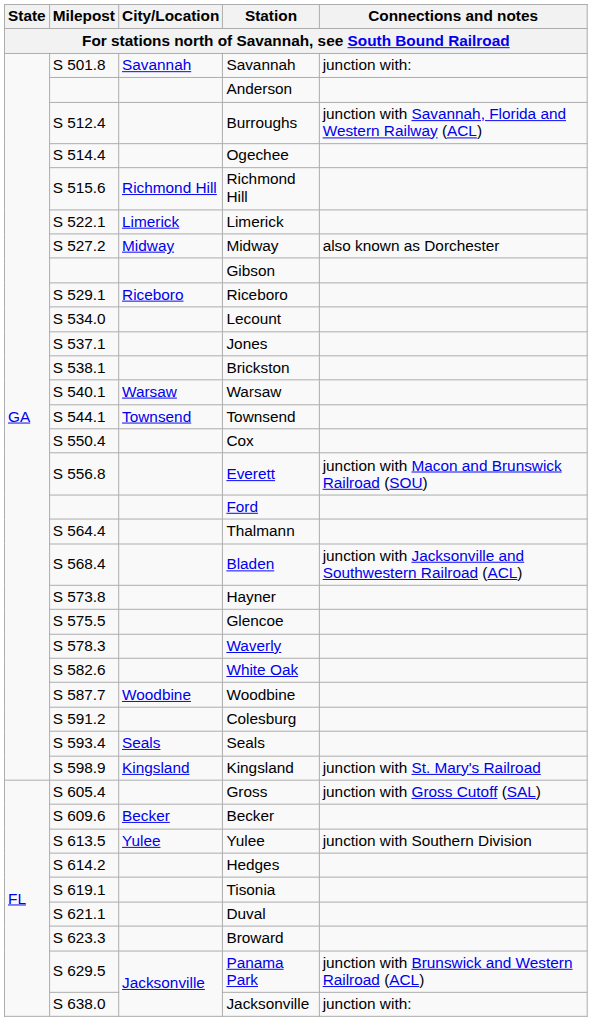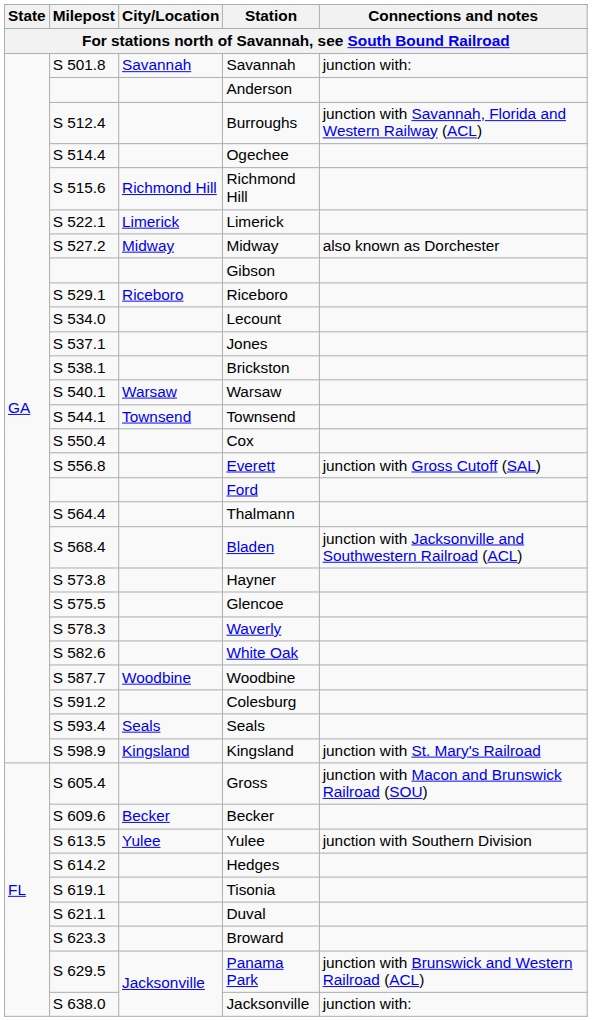(442, 473) junction with Macon and Brunswick Railroad (SOU) -> (432, 465) junction with Gross Cutoff (SAL)
(432, 792) junction with Gross Cutoff (SAL) -> (442, 783) junction with Macon and Brunswick Railroad (SOU)
